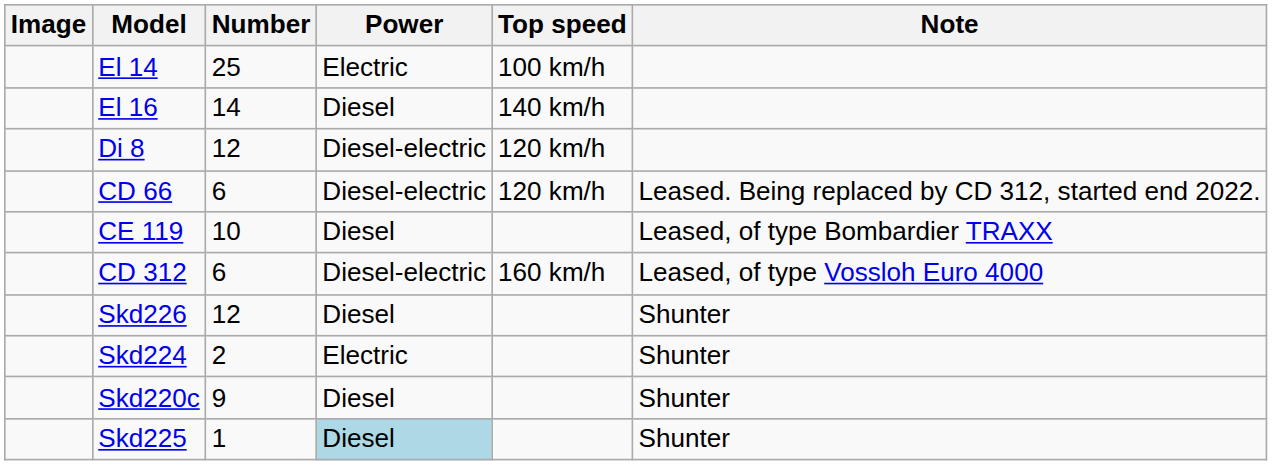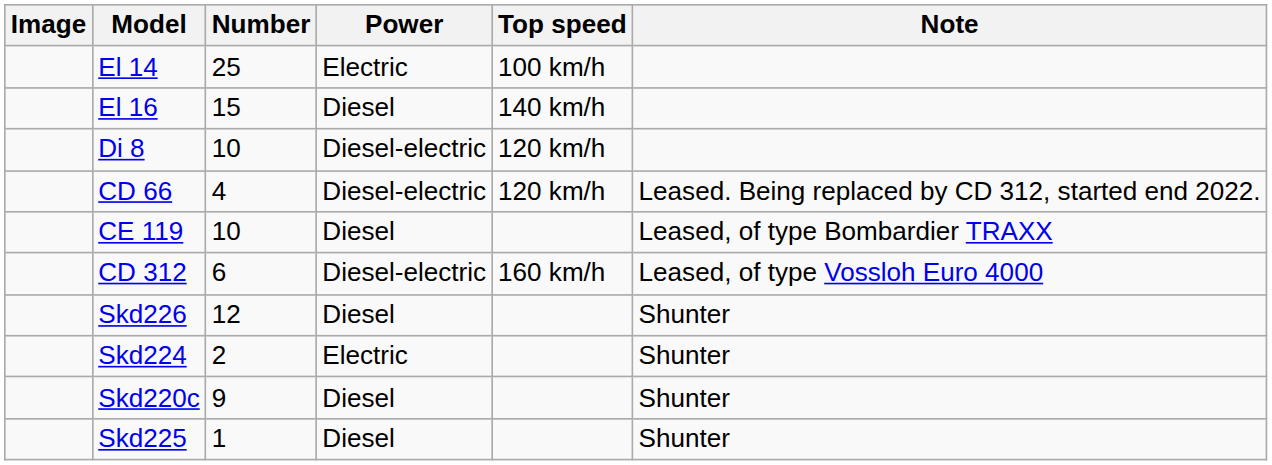(226, 107) 14 -> (226, 107) 15
(226, 149) 12 -> (226, 149) 10
(219, 190) 6 -> (219, 190) 4
(359, 438) lightblue background -> (359, 438) no background
